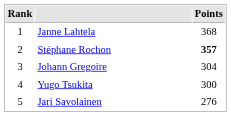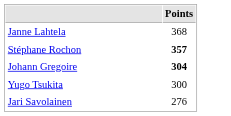- column: (20, 14)
(209, 67) normal -> (179, 67) bold
